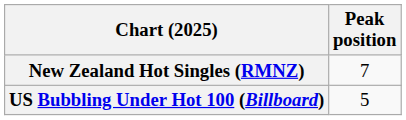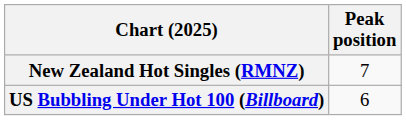(365, 99) 5 -> (365, 99) 6
